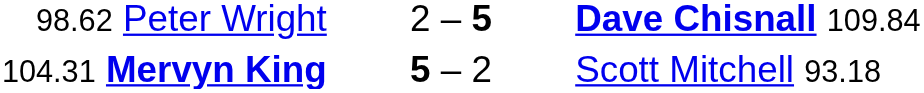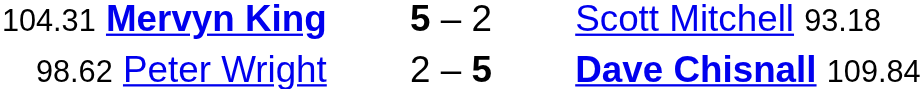rows swapped: (164, 69) <-> (181, 19)
